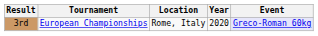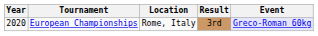columns swapped: (219, 11) <-> (21, 11)
